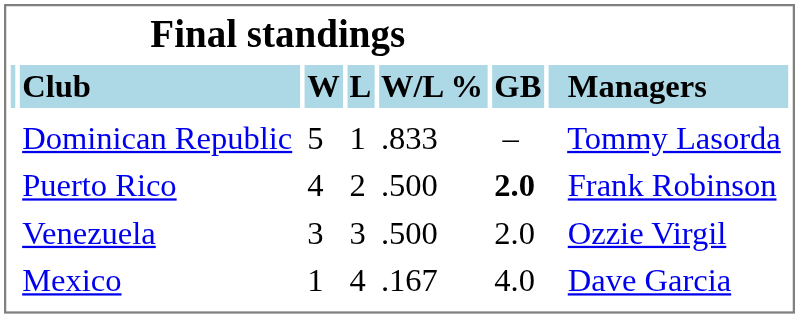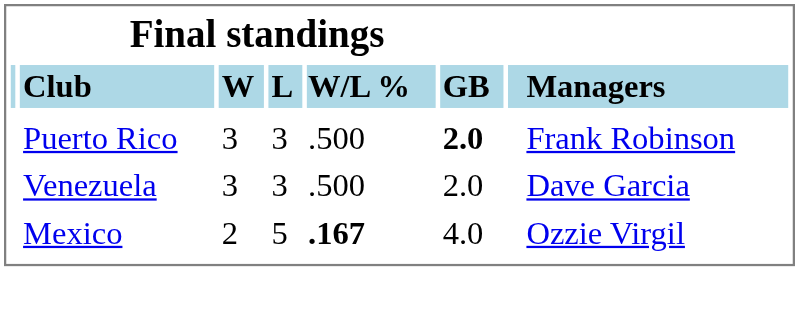- row: (157, 137)
(315, 185) 4 -> (230, 137) 3
(358, 185) 2 -> (280, 137) 3
(639, 232) Ozzie Virgil -> (600, 185) Dave Garcia
(315, 280) 1 -> (230, 232) 2
(358, 280) 4 -> (280, 232) 5
(409, 280) normal -> (336, 232) bold
(641, 280) Dave Garcia -> (598, 232) Ozzie Virgil
